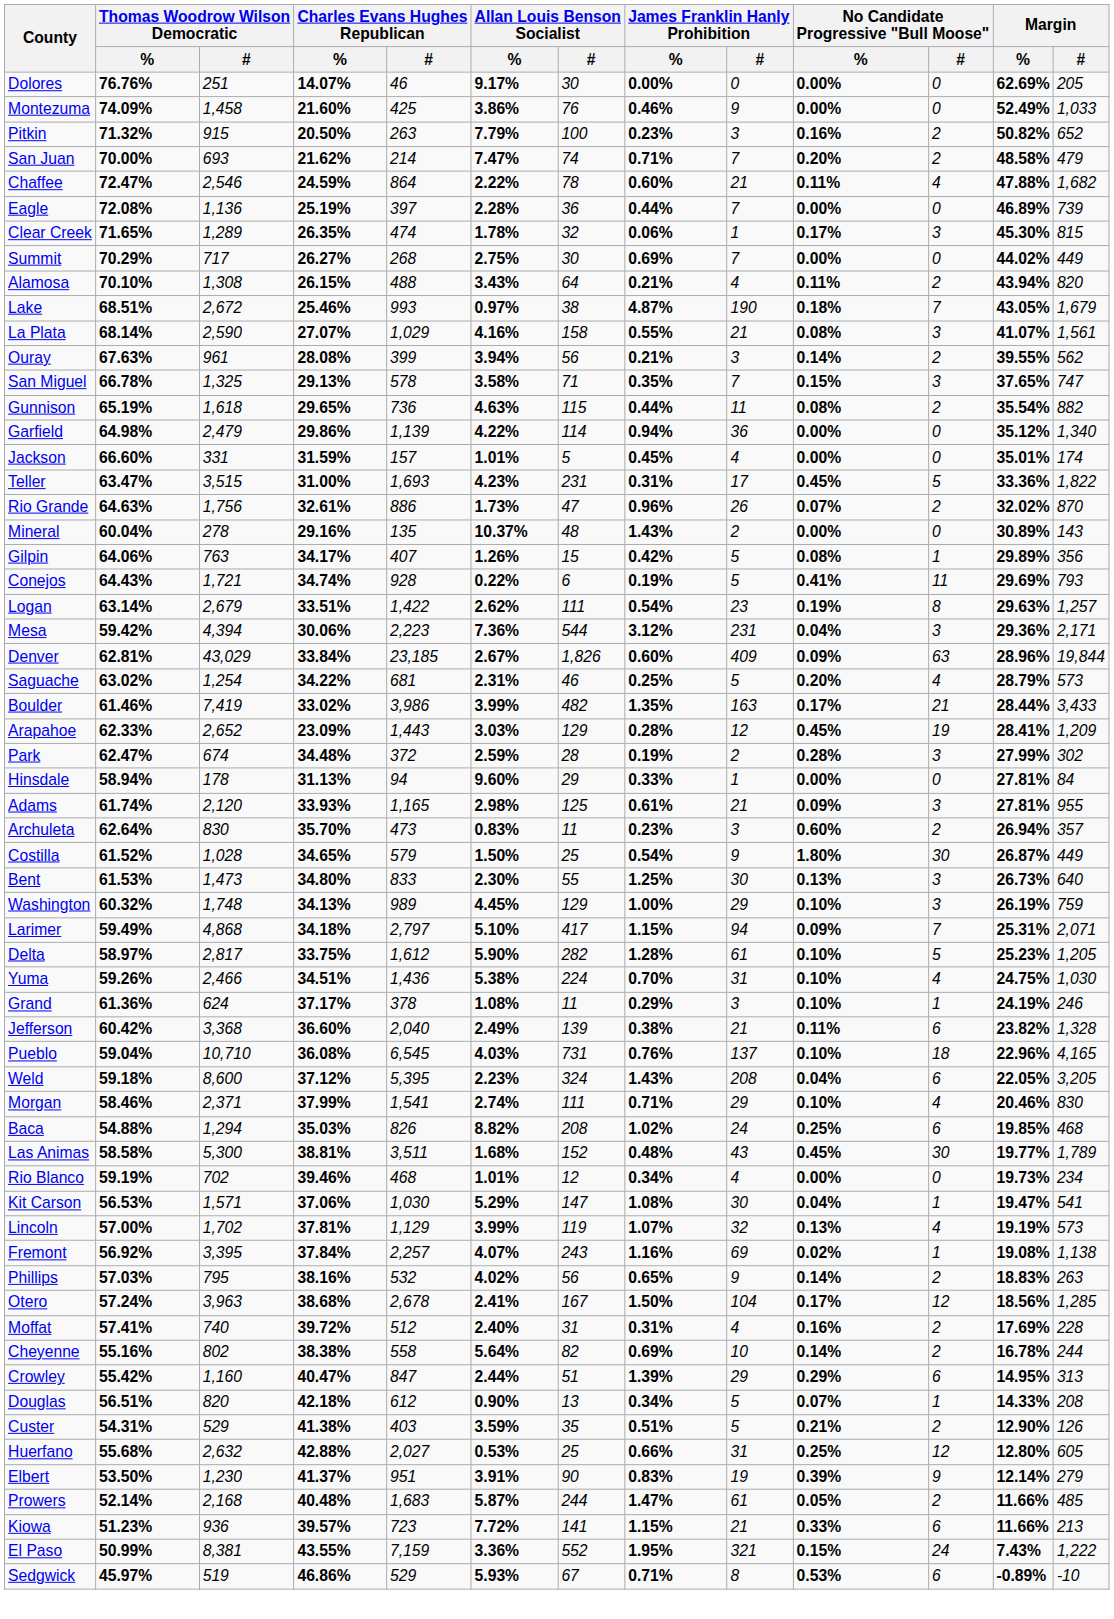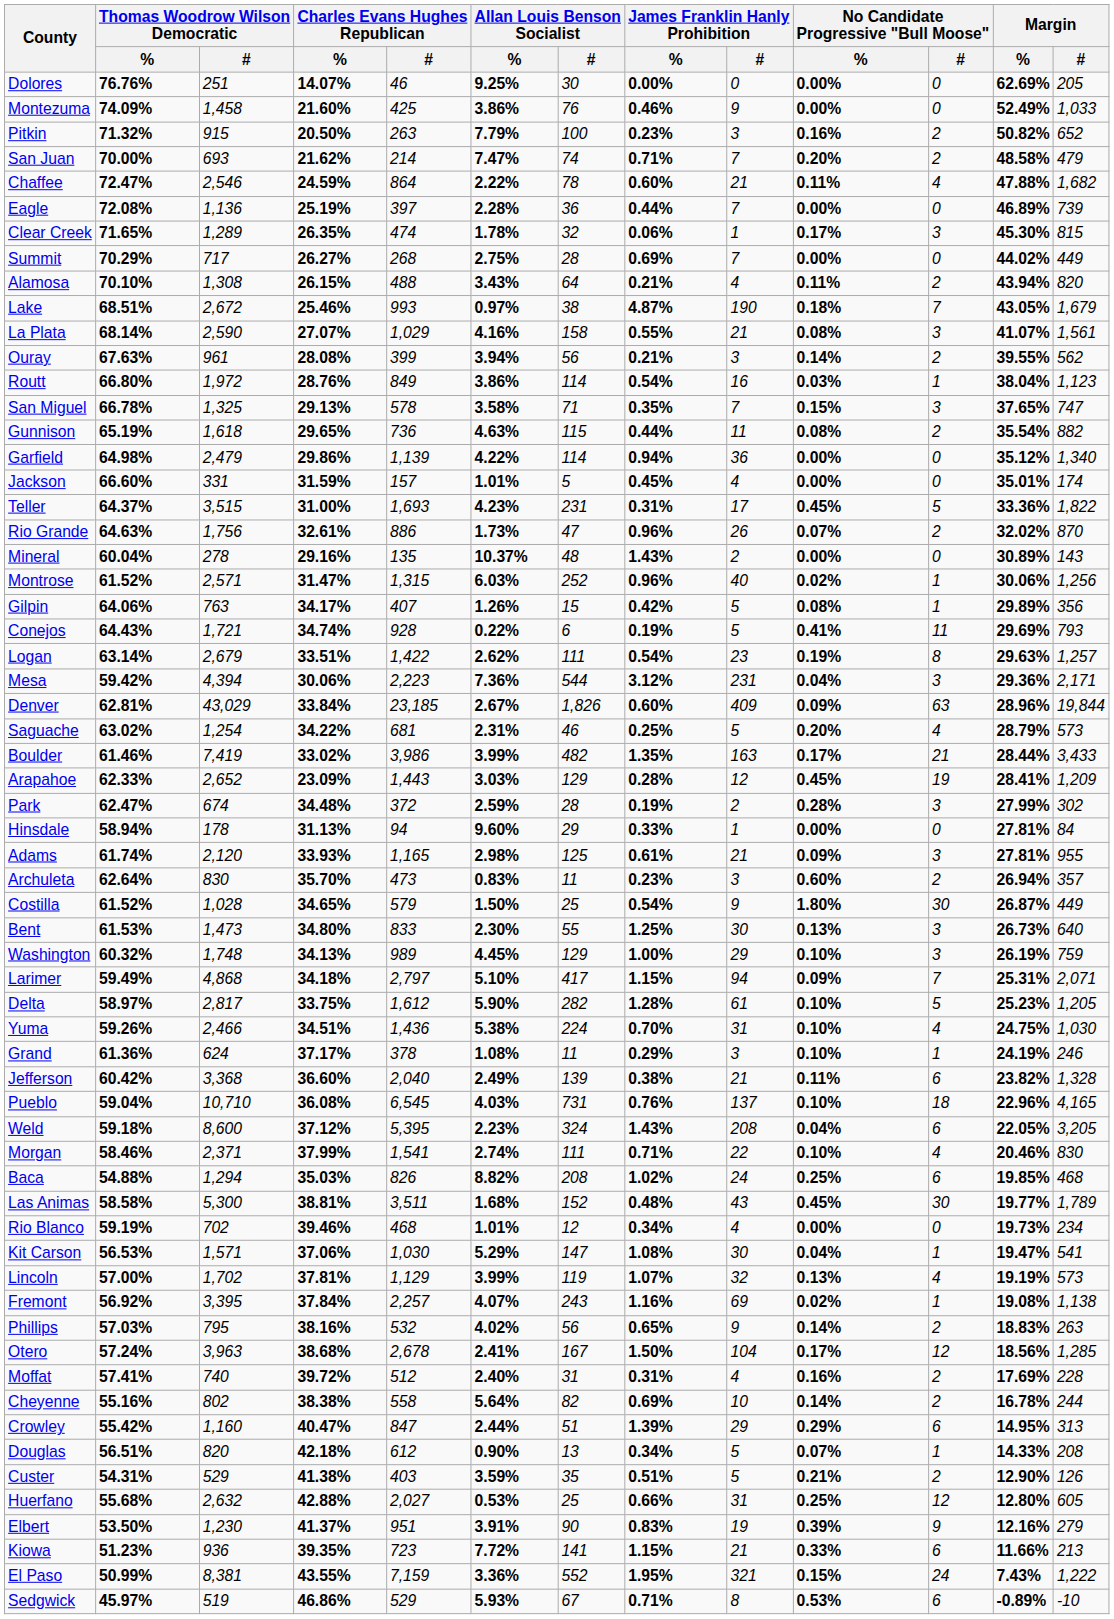(497, 84) 9.17% -> (497, 84) 9.25%
(570, 258) 30 -> (570, 258) 28
+ row: (27, 382)
(126, 482) 63.47% -> (126, 507) 64.37%
+ row: (41, 581)
(739, 1103) 29 -> (739, 1153) 22
(1023, 1476) 12.14% -> (1023, 1526) 12.16%
- row: (37, 1501)
(324, 1526) 39.57% -> (324, 1551) 39.35%
